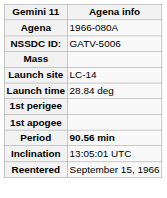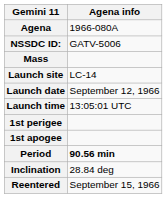+ row: (36, 91)
(92, 91) 28.84 deg -> (100, 106) 13:05:01 UTC
(100, 153) 13:05:01 UTC -> (92, 169) 28.84 deg
